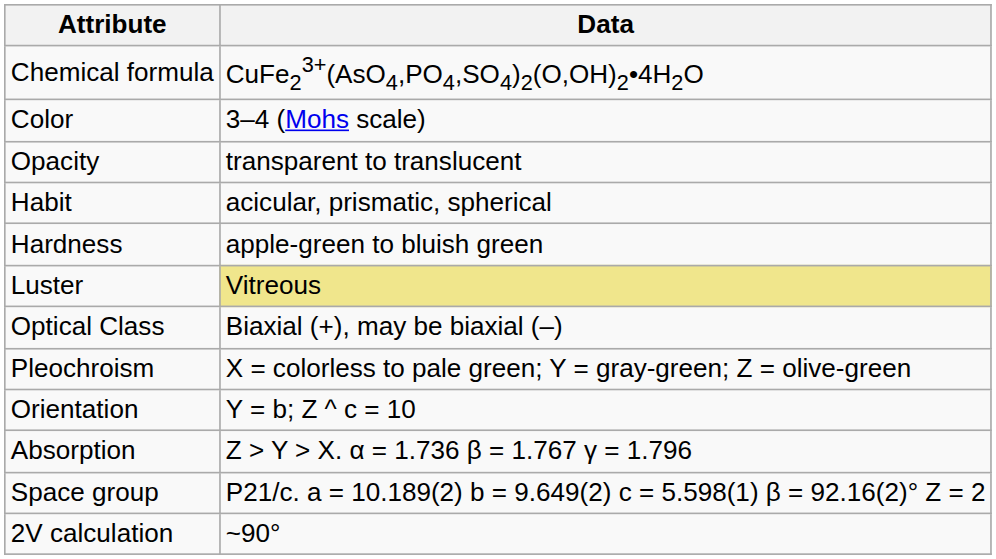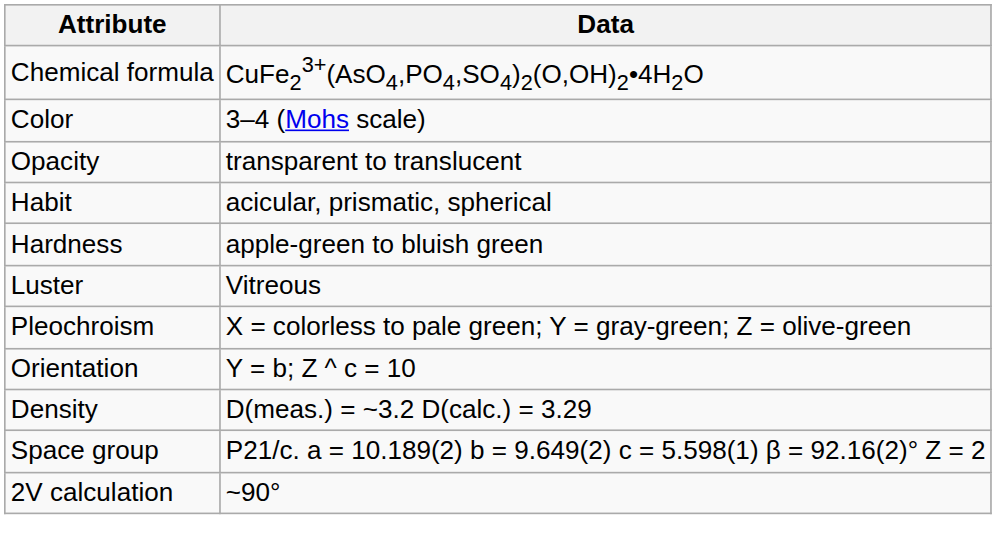(273, 285) khaki background -> (273, 285) no background
- row: (88, 326)
- row: (73, 451)
+ row: (54, 409)
